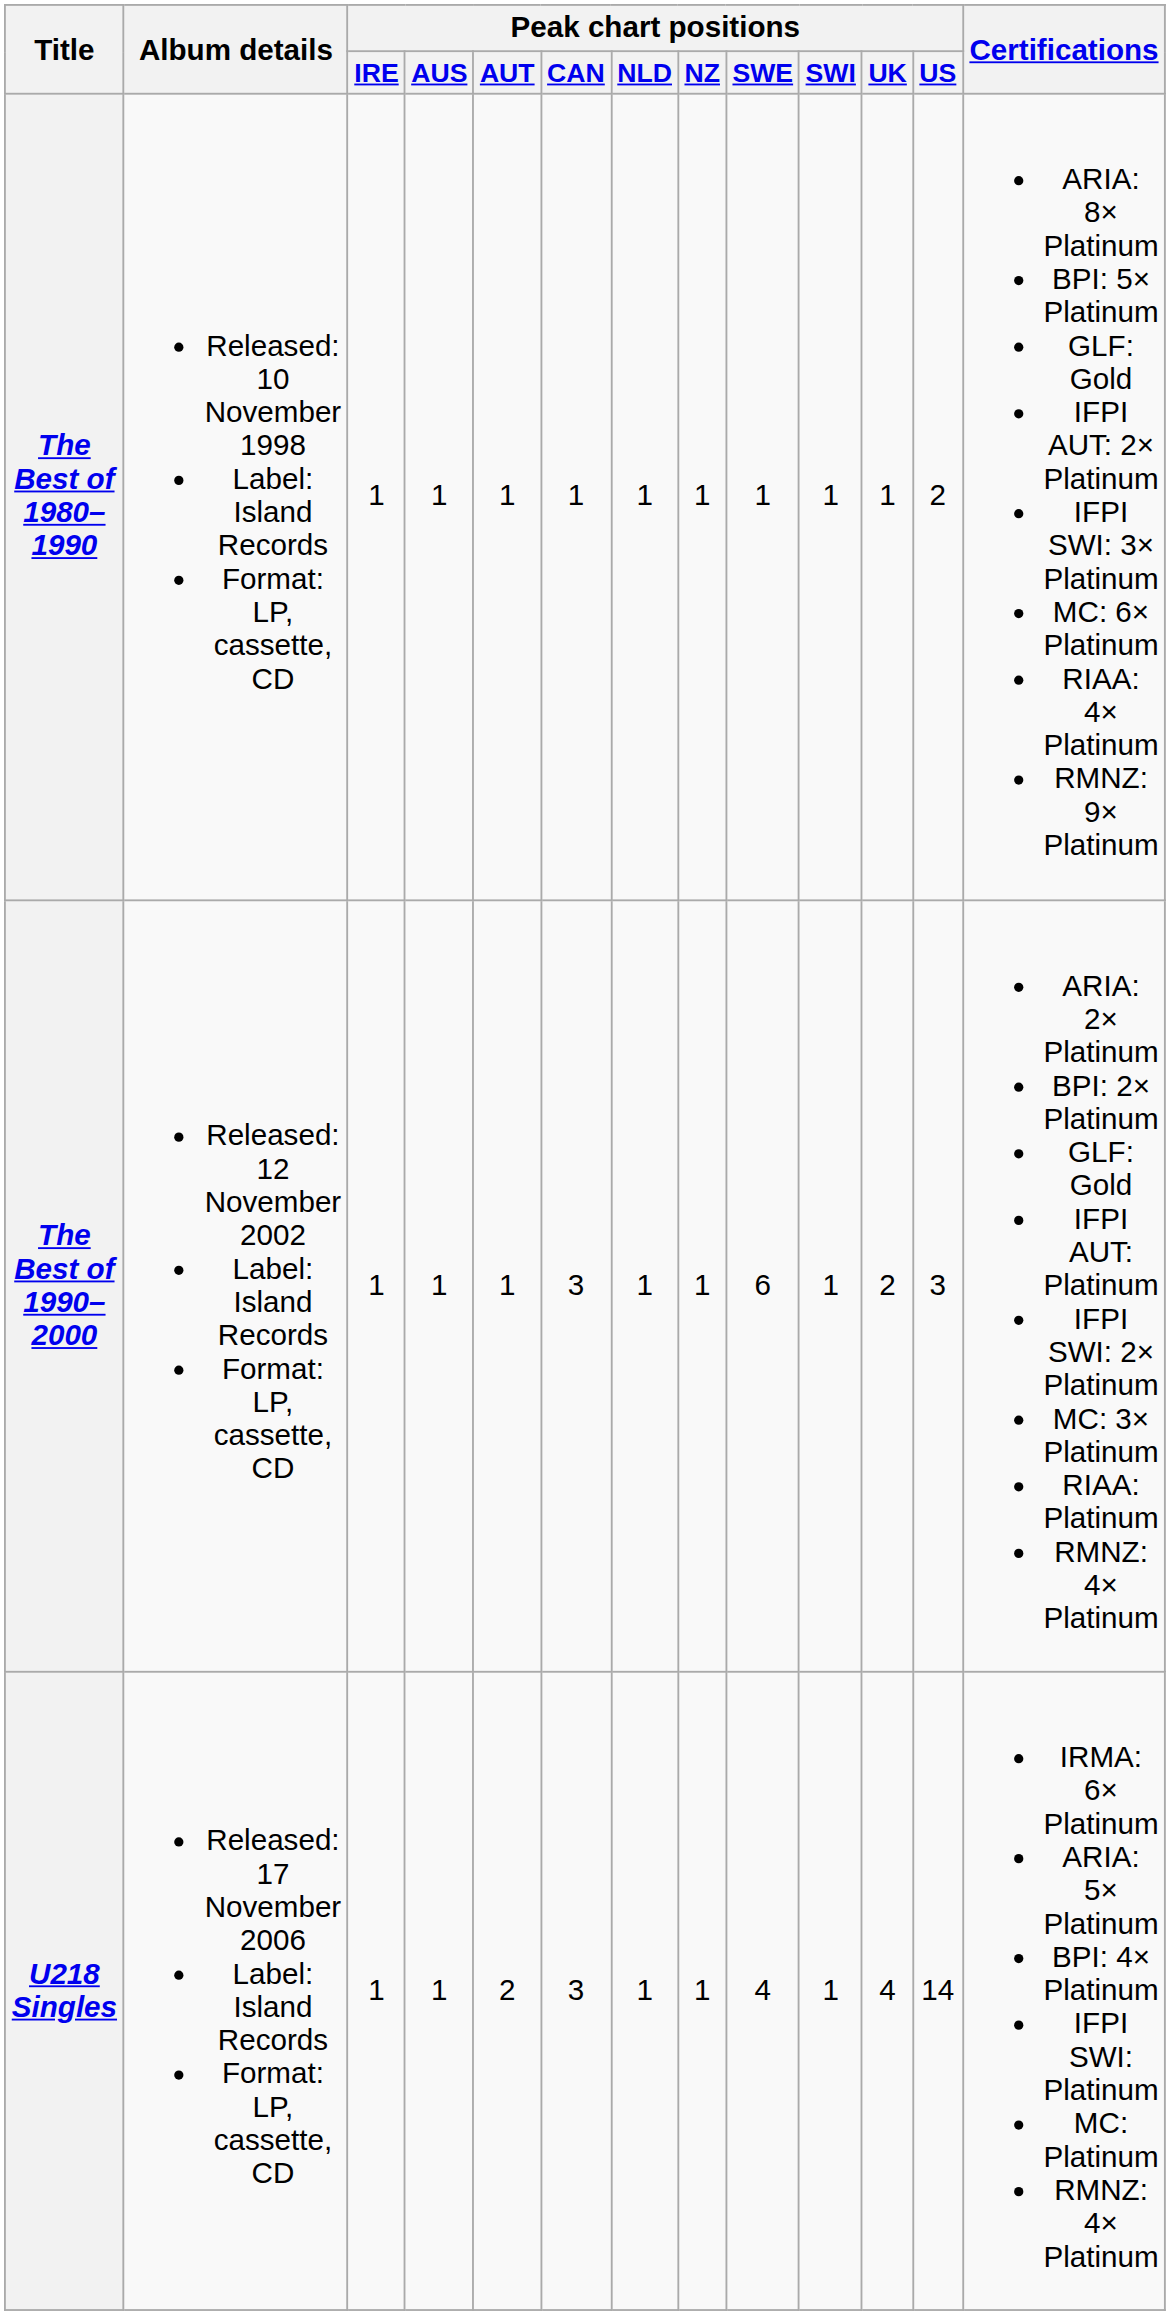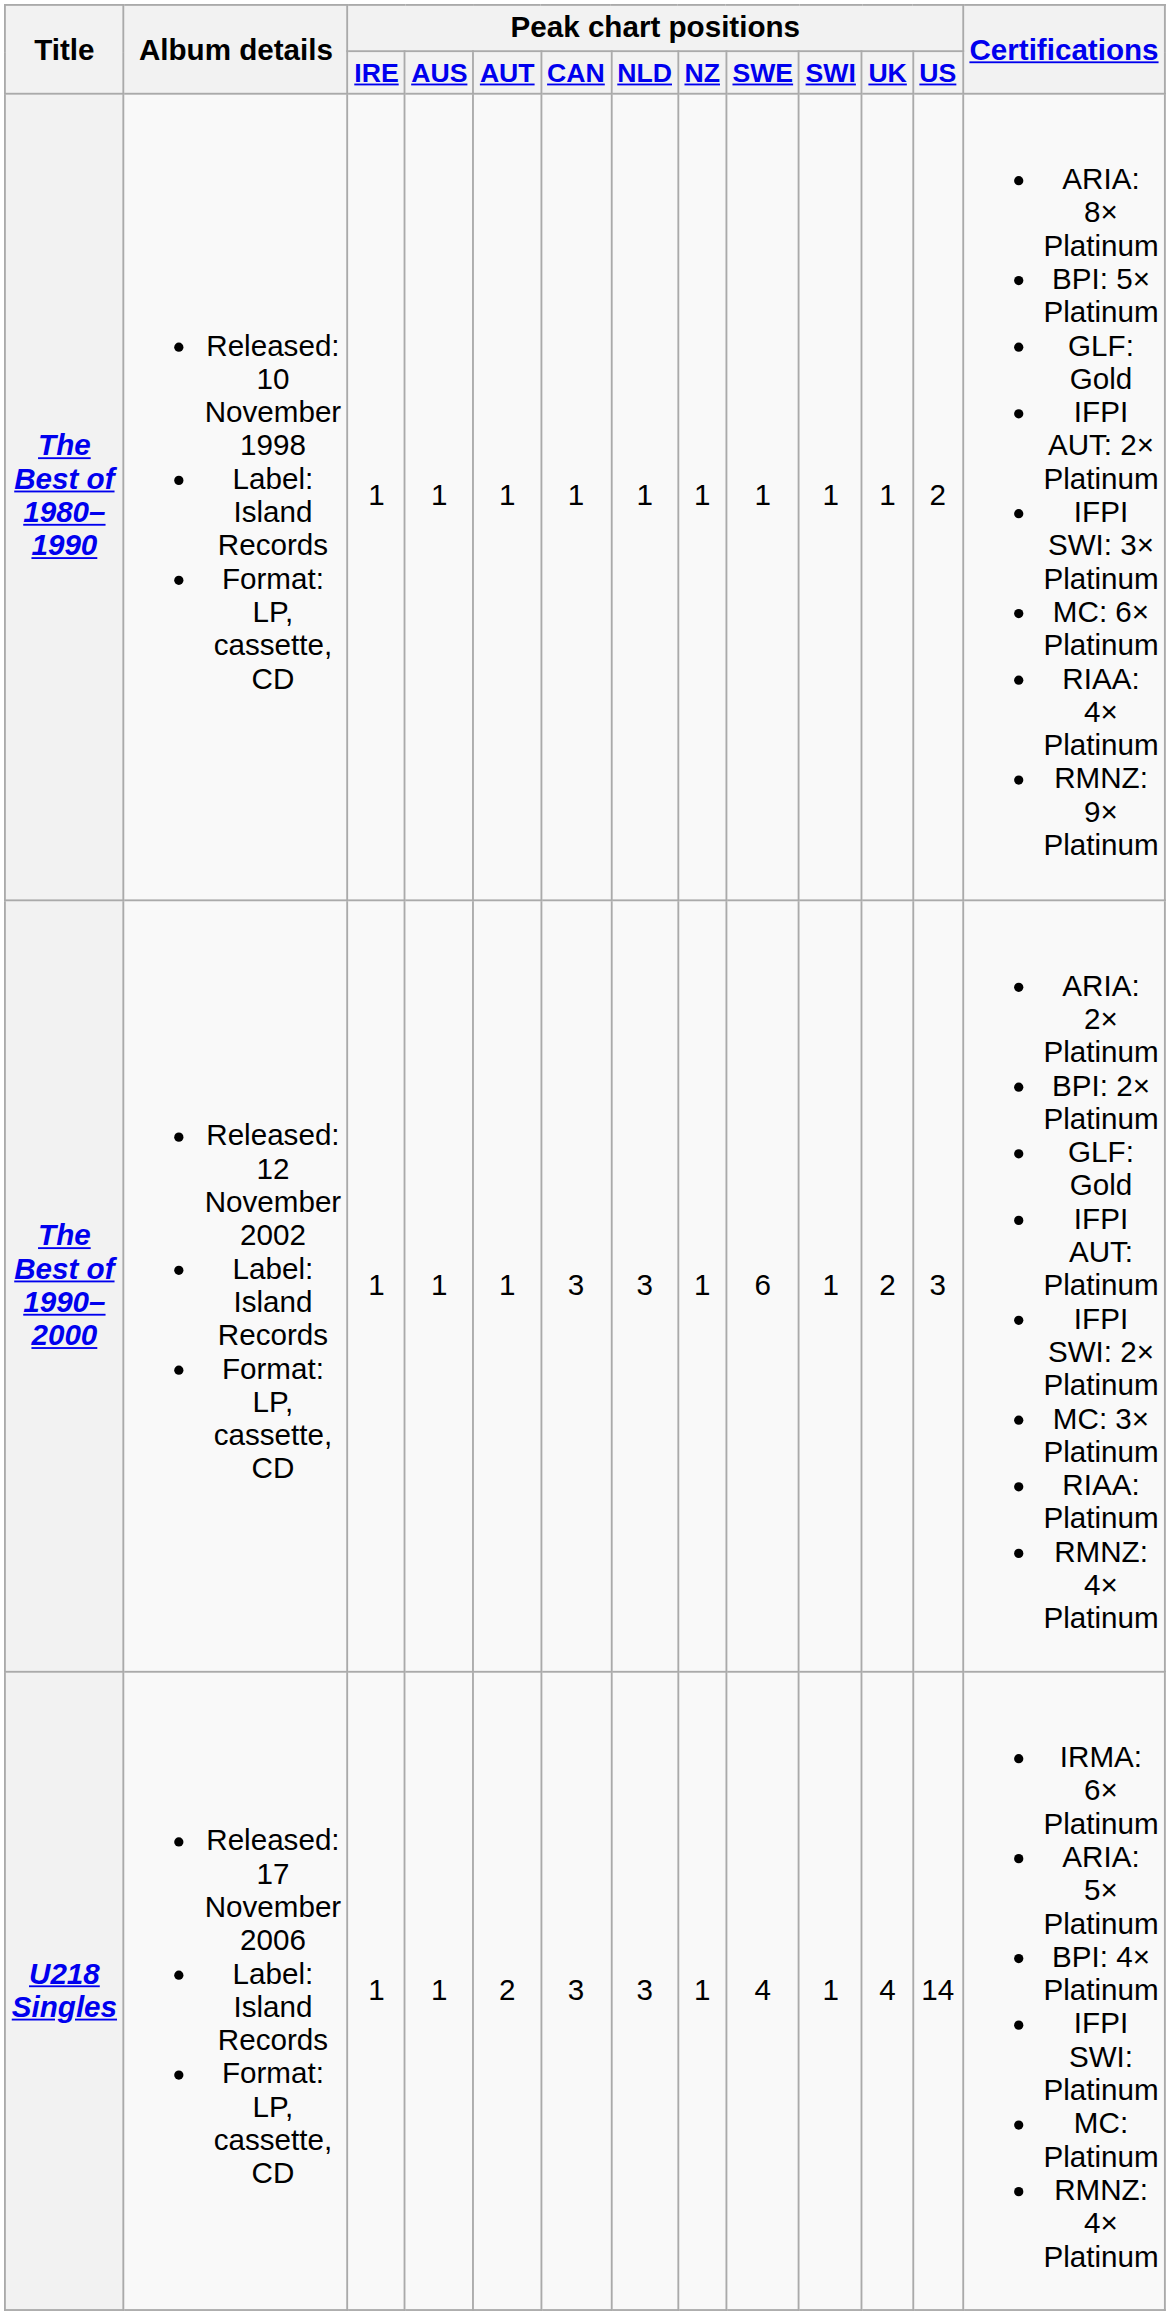(645, 1285) 1 -> (645, 1285) 3
(645, 1990) 1 -> (645, 1990) 3
